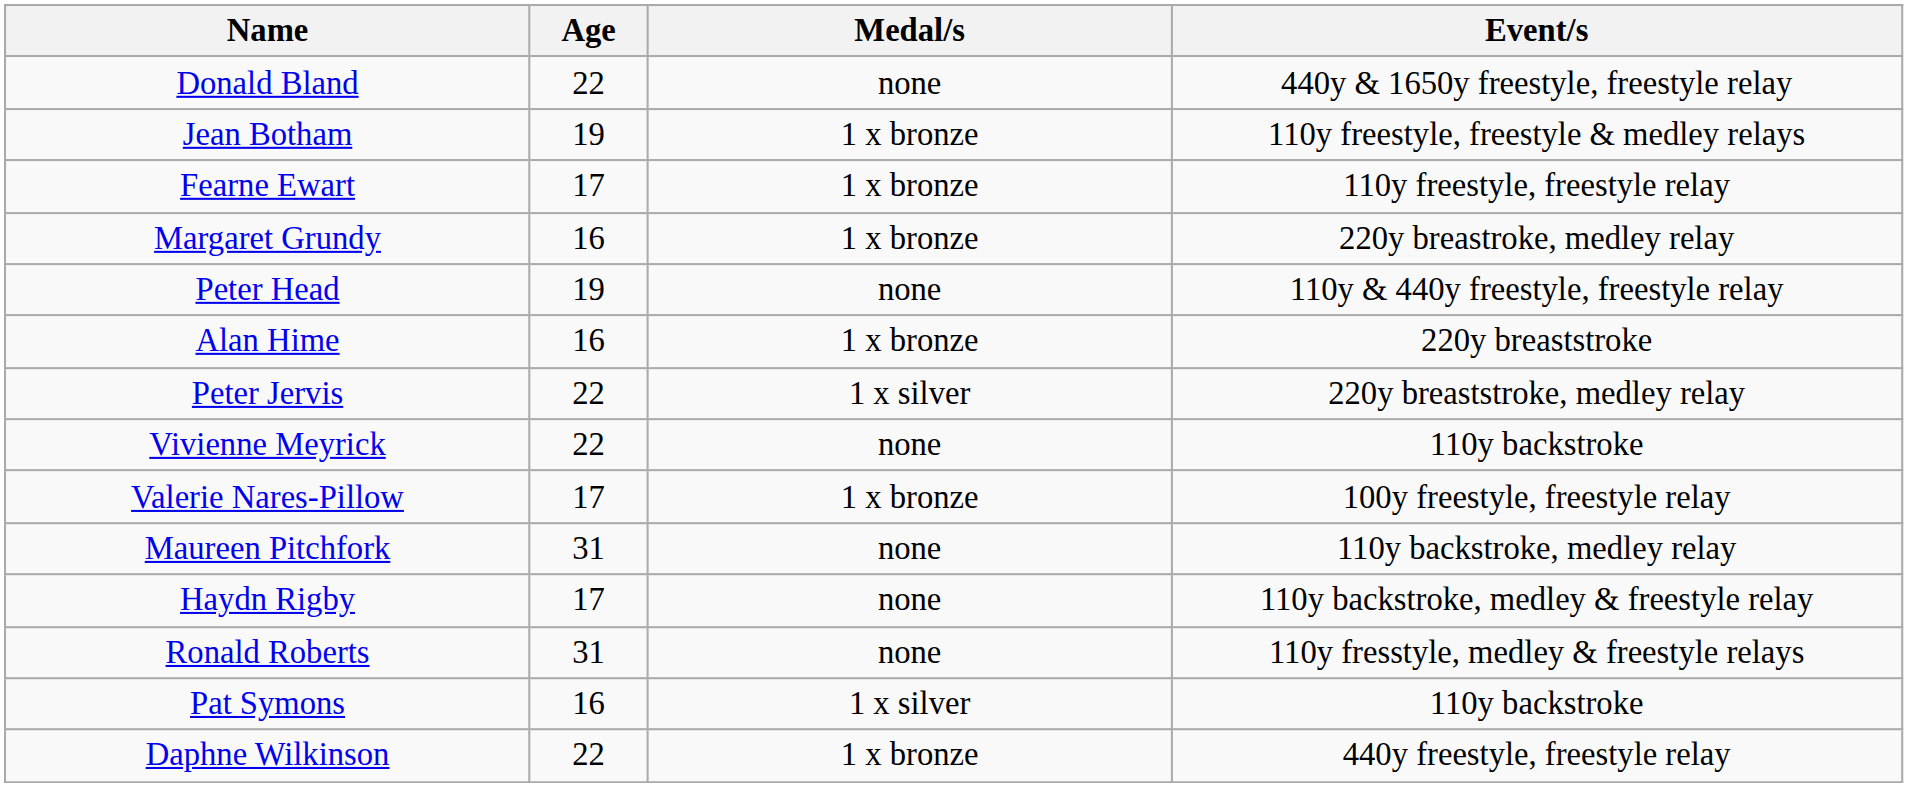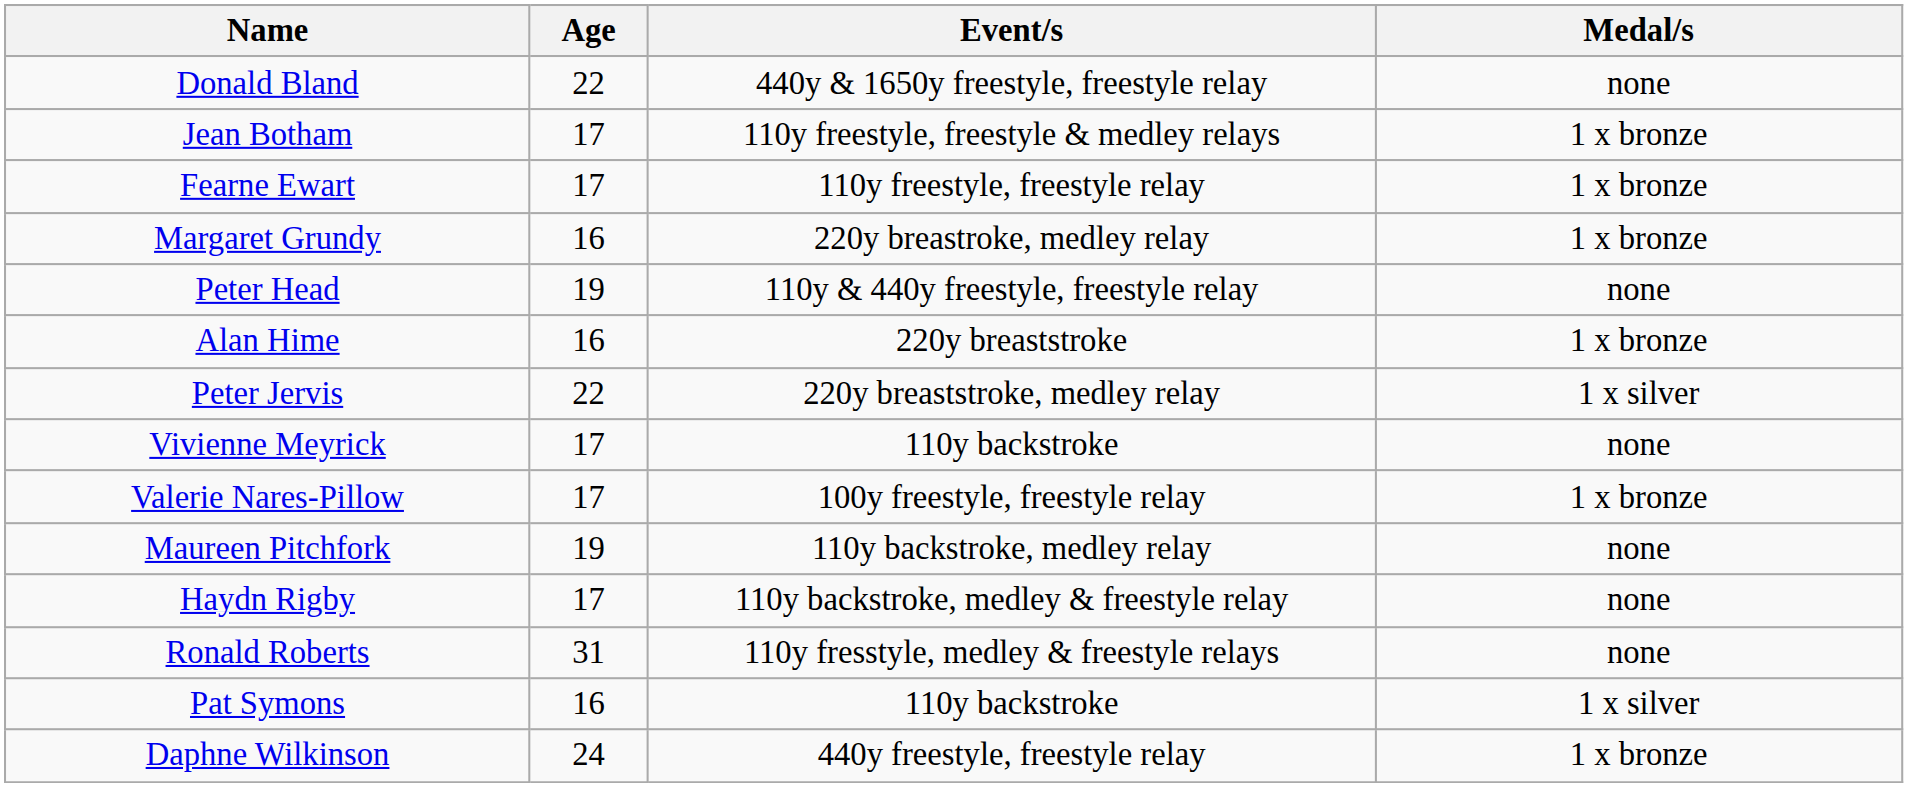columns swapped: (1537, 30) <-> (910, 30)
(589, 133) 19 -> (589, 133) 17
(589, 444) 22 -> (589, 444) 17
(589, 548) 31 -> (589, 548) 19
(589, 755) 22 -> (589, 755) 24
